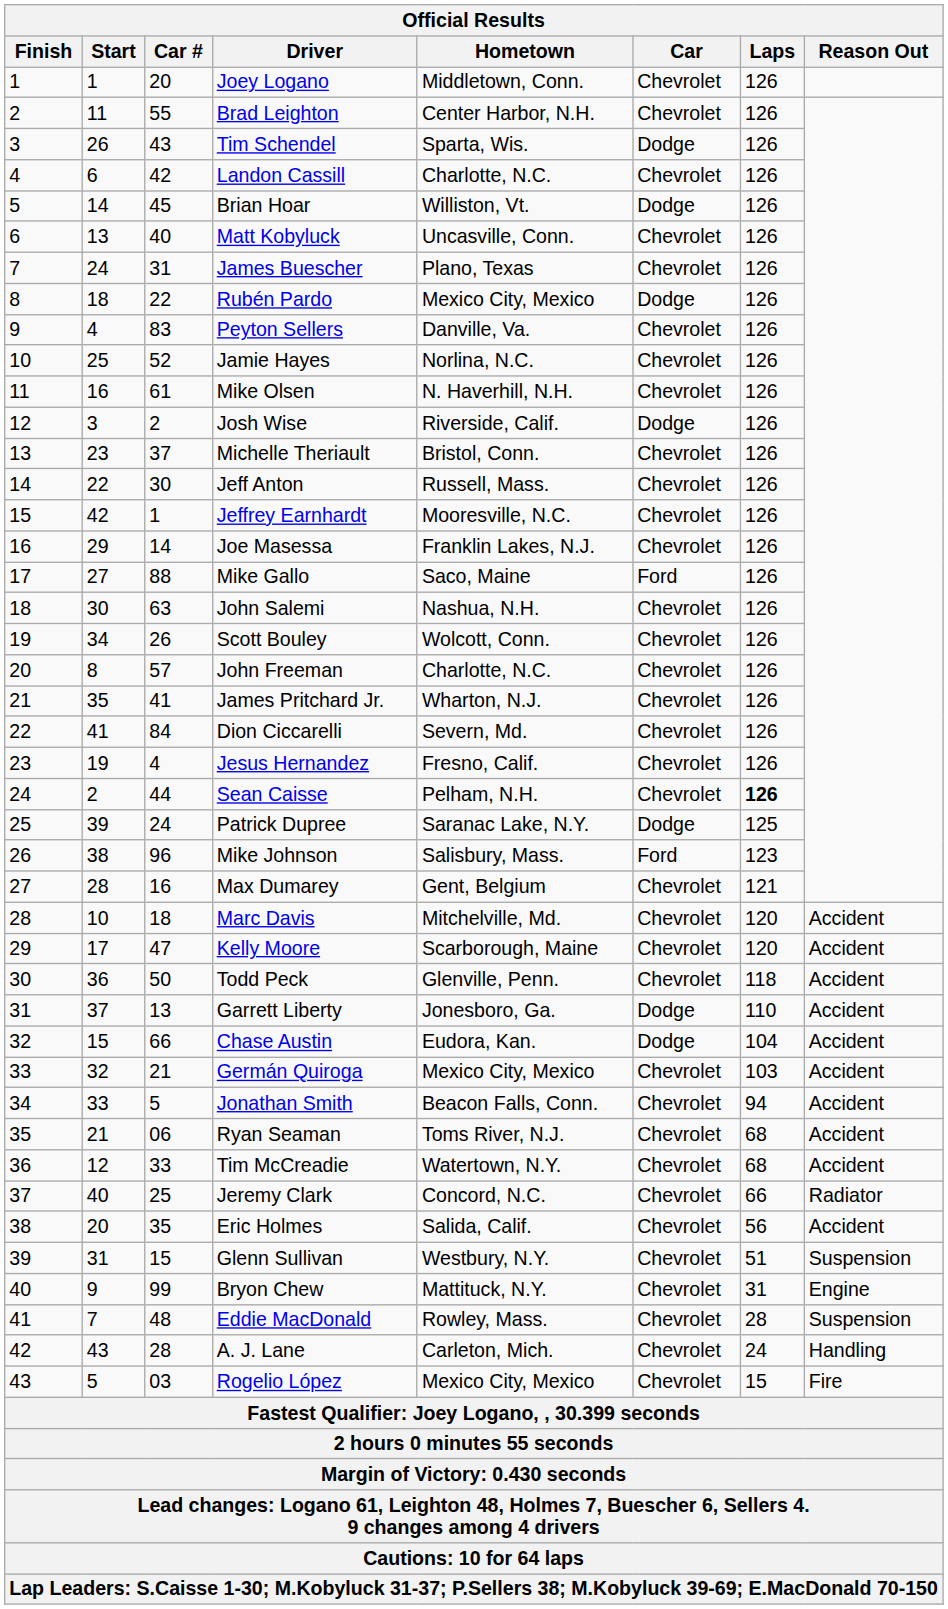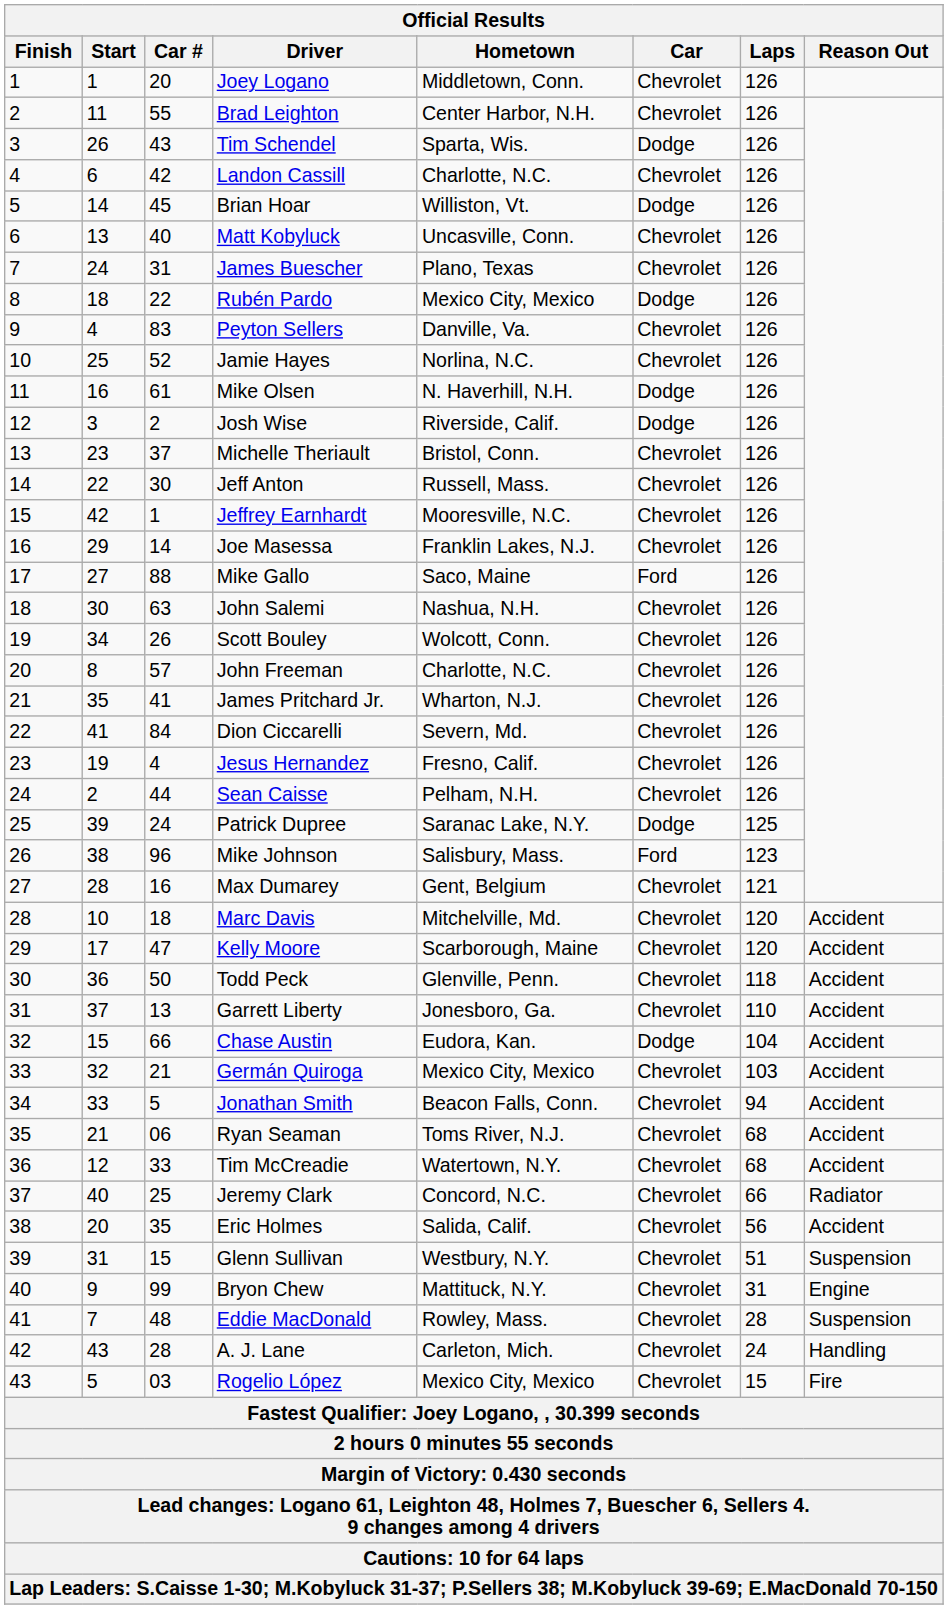(679, 392) Chevrolet -> (666, 392) Dodge
(761, 794) bold -> (761, 794) normal
(666, 1011) Dodge -> (679, 1011) Chevrolet
